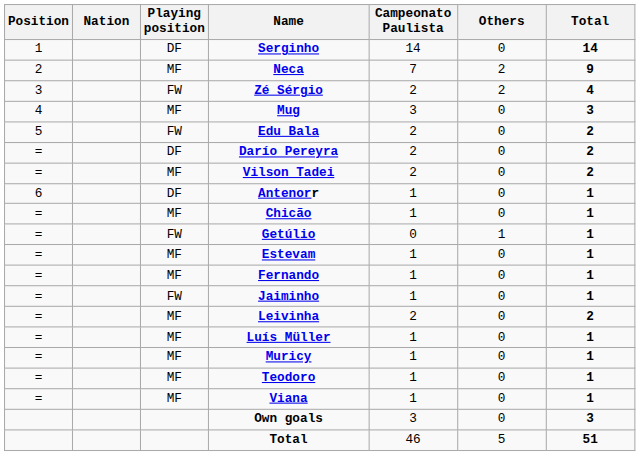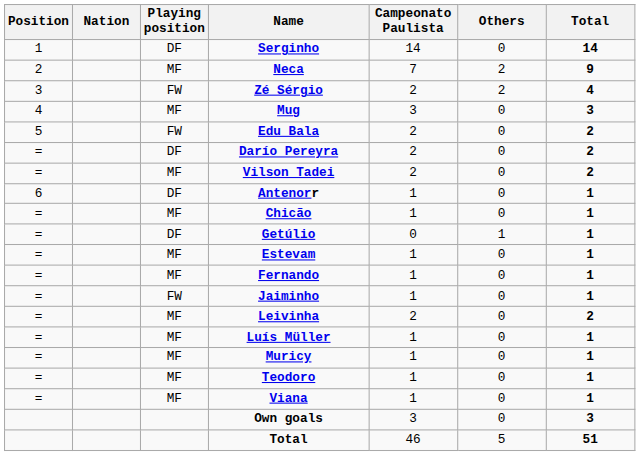(174, 235) FW -> (174, 235) DF
